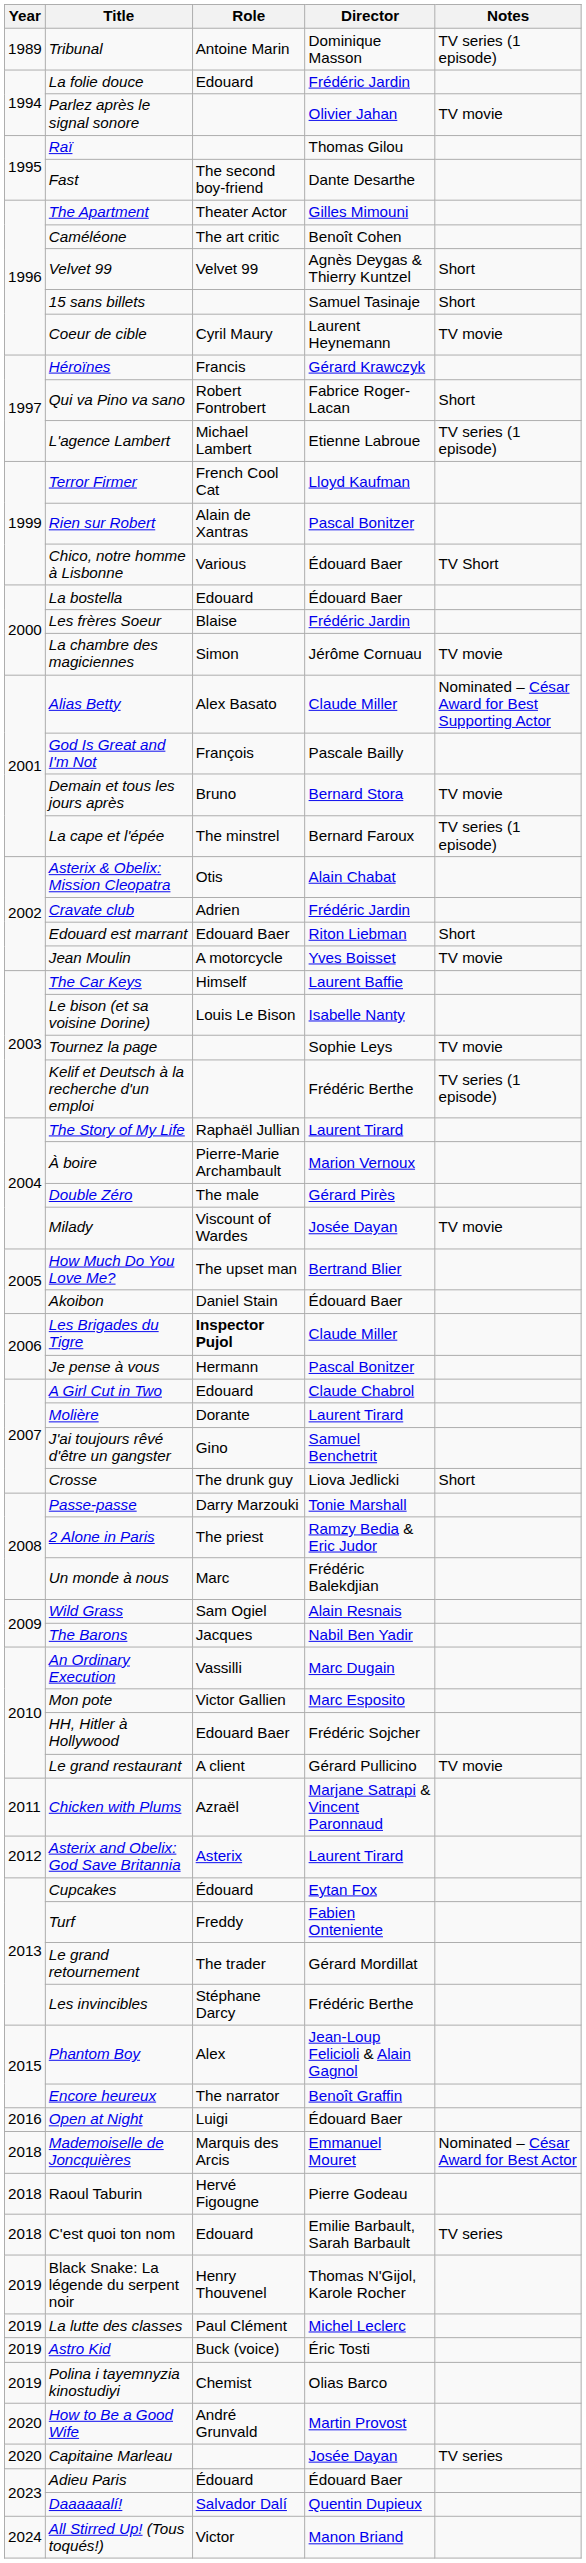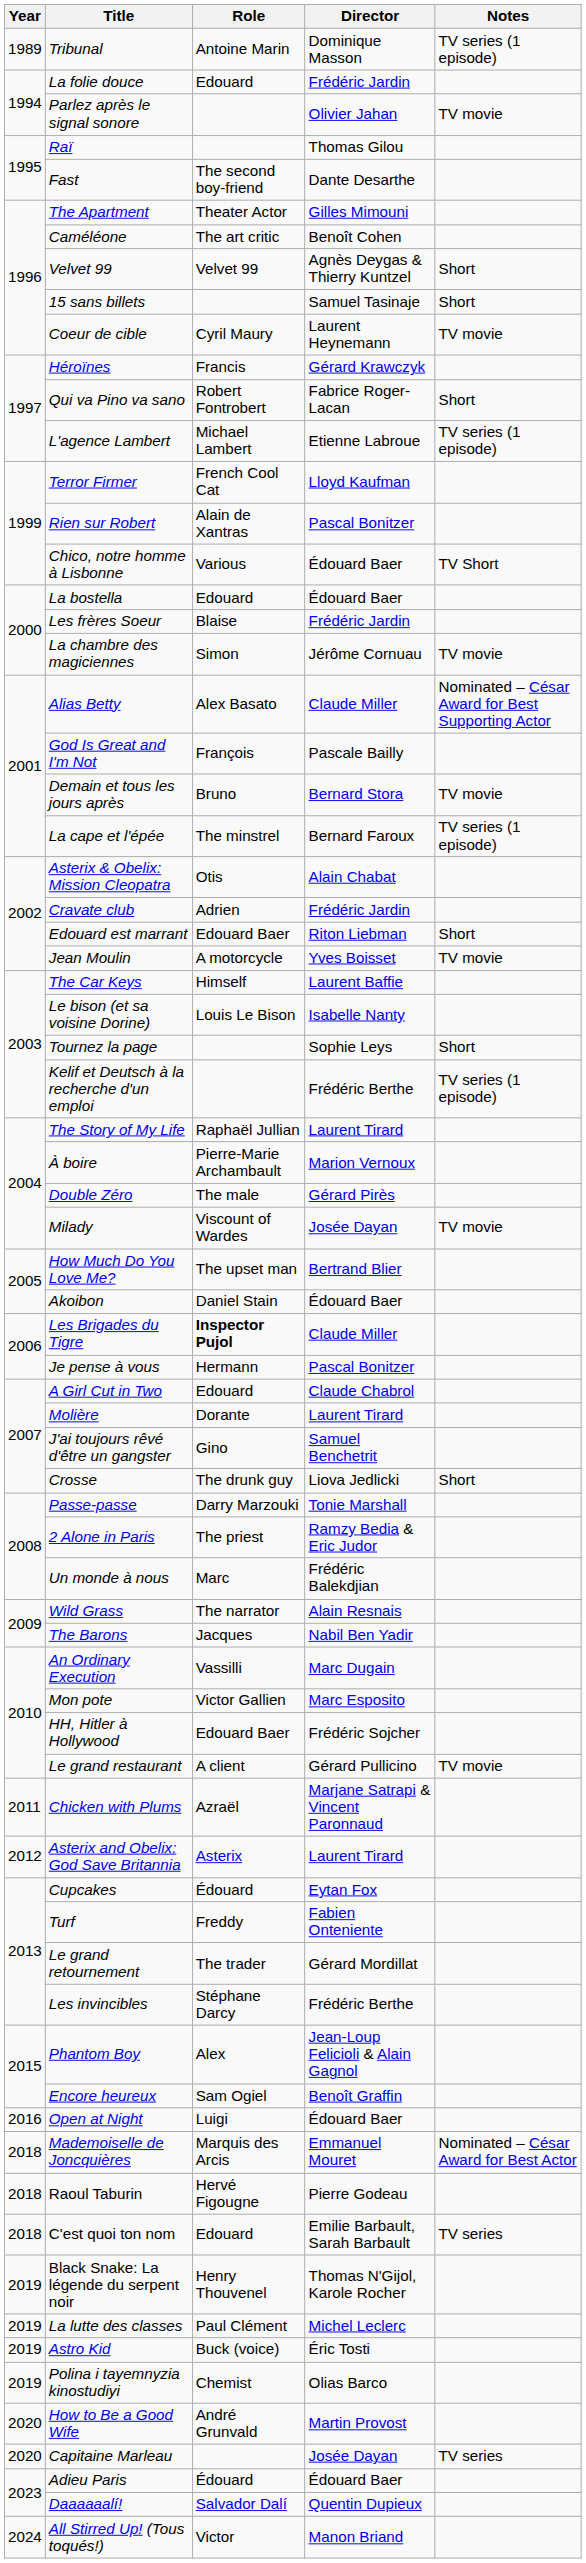(471, 1047) TV movie -> (457, 1047) Short
(231, 1611) Sam Ogiel -> (237, 1611) The narrator
(237, 2095) The narrator -> (231, 2095) Sam Ogiel
